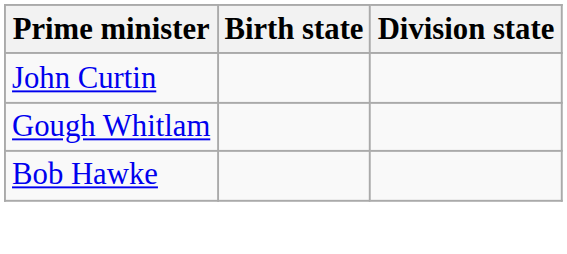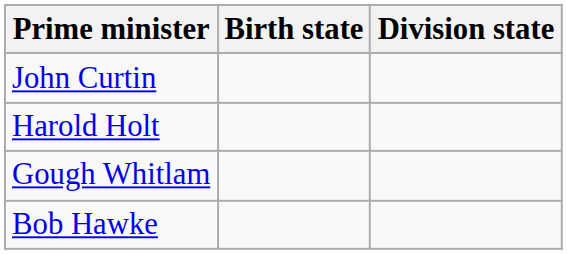+ row: (86, 126)
